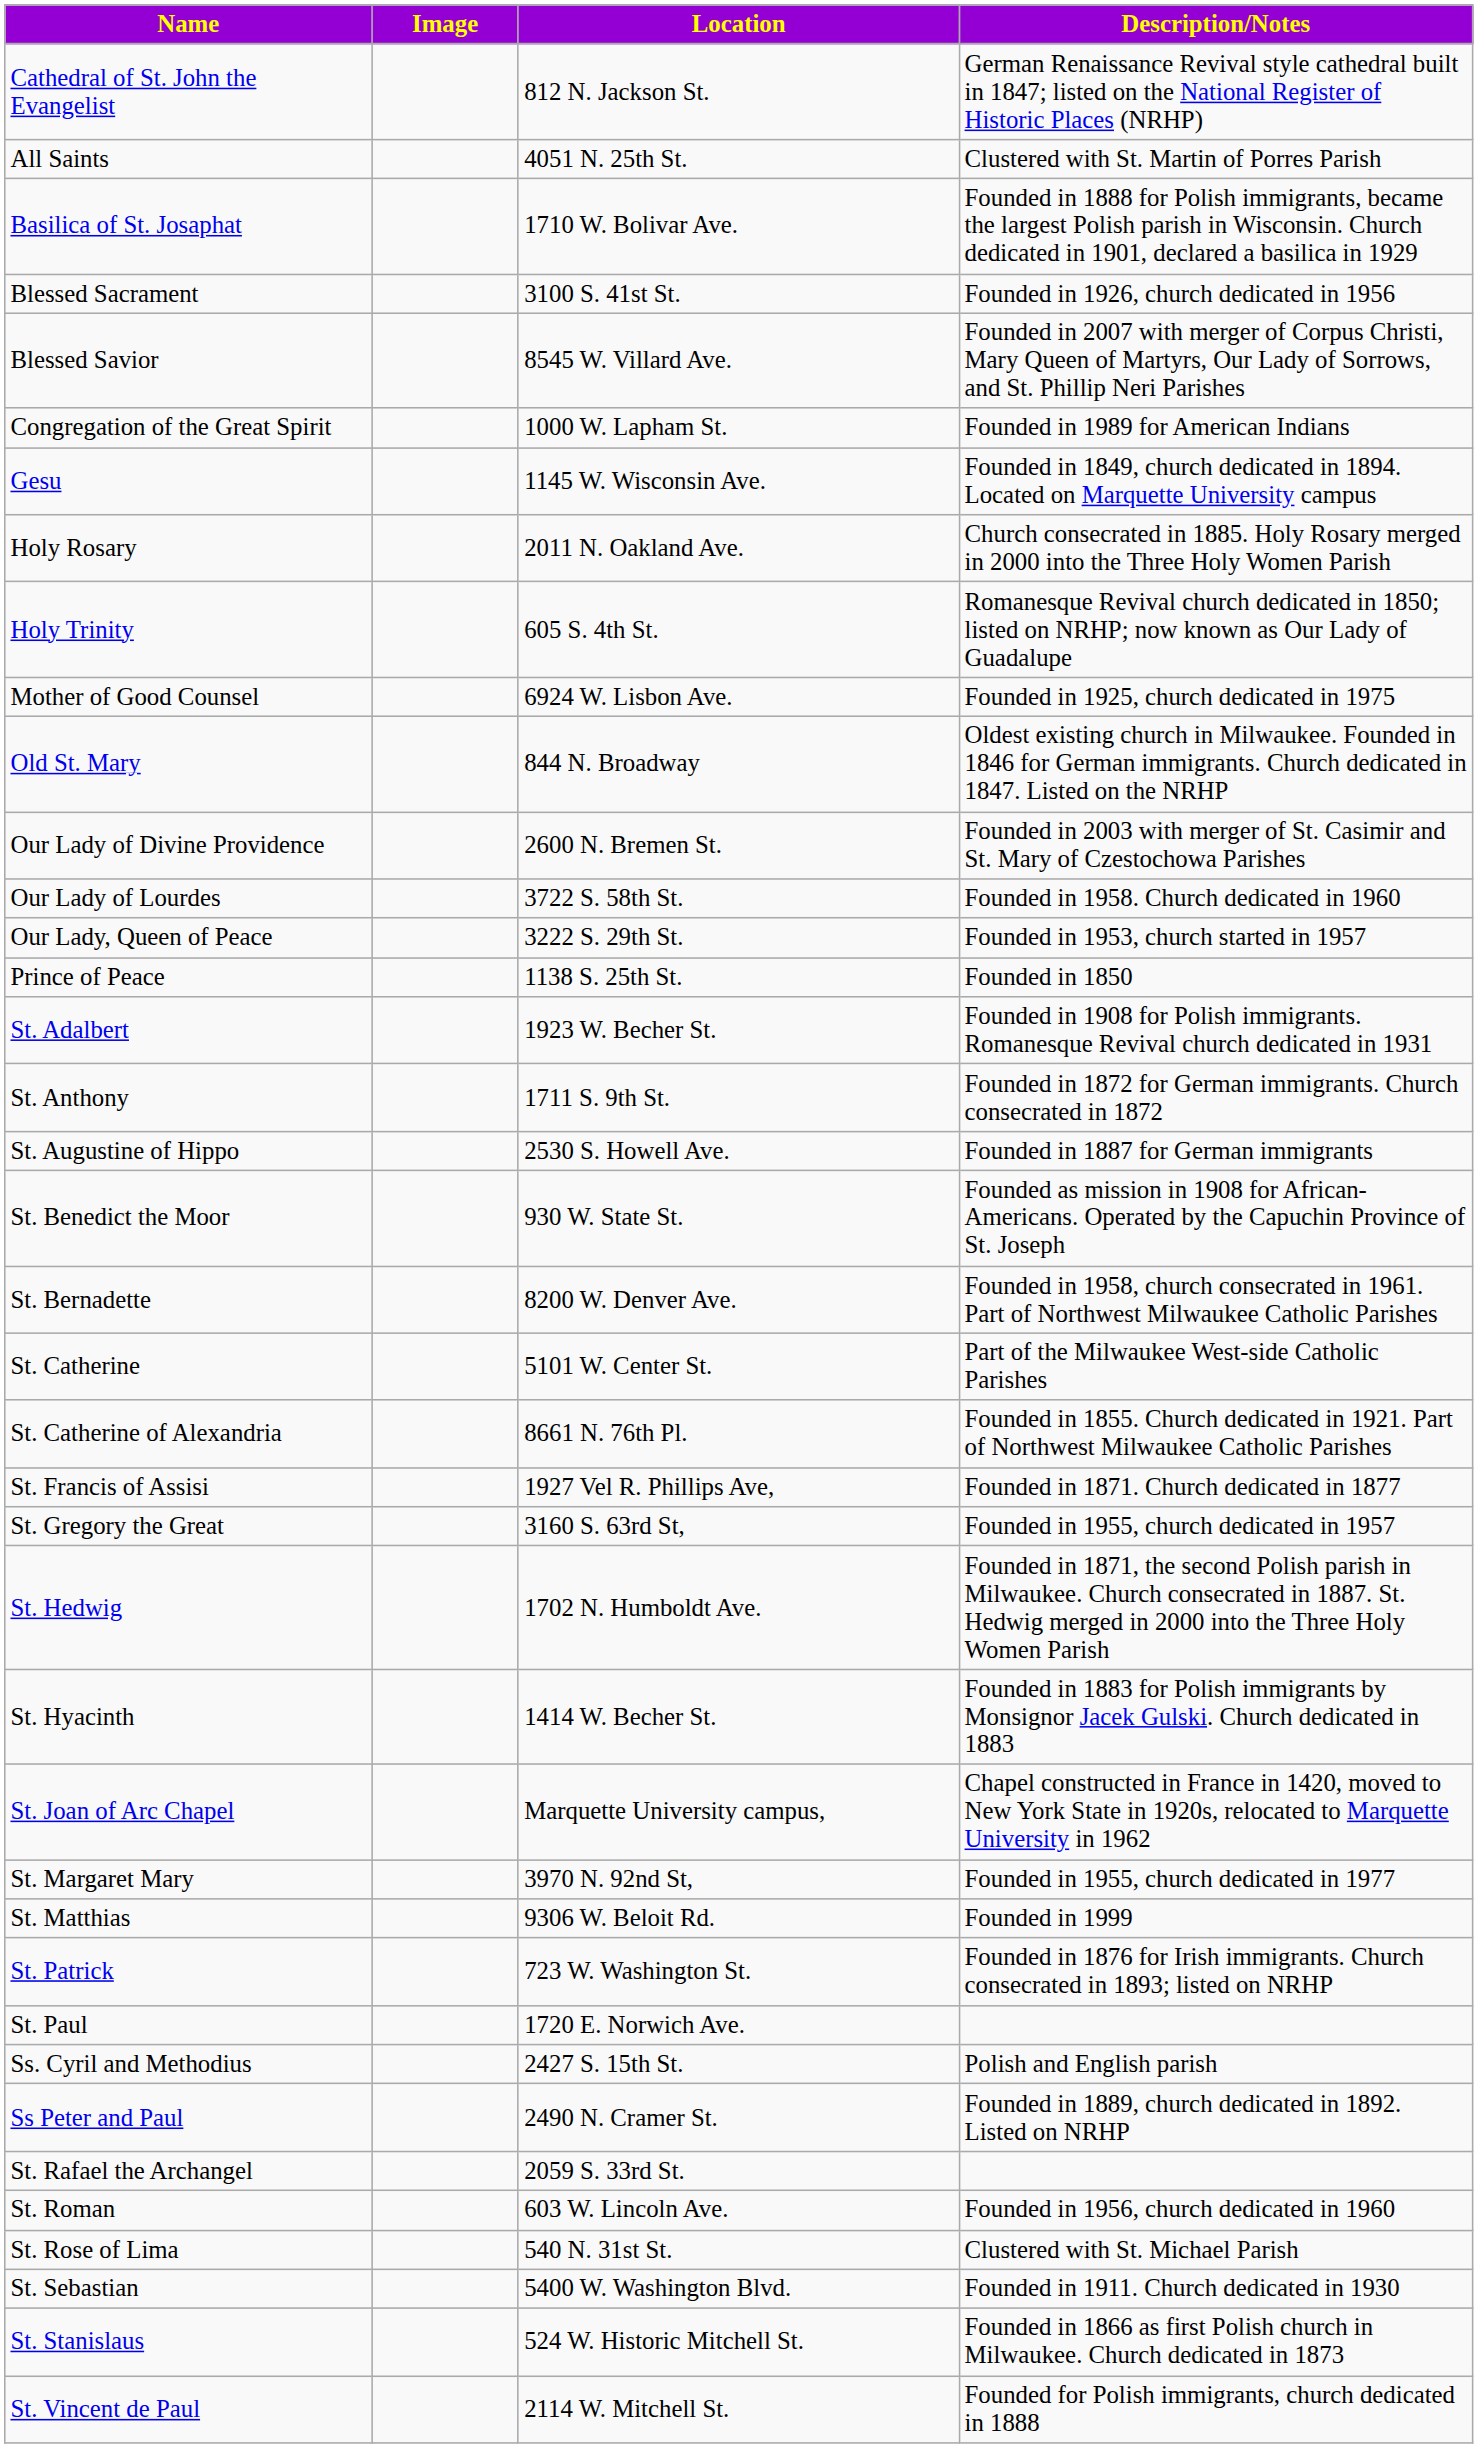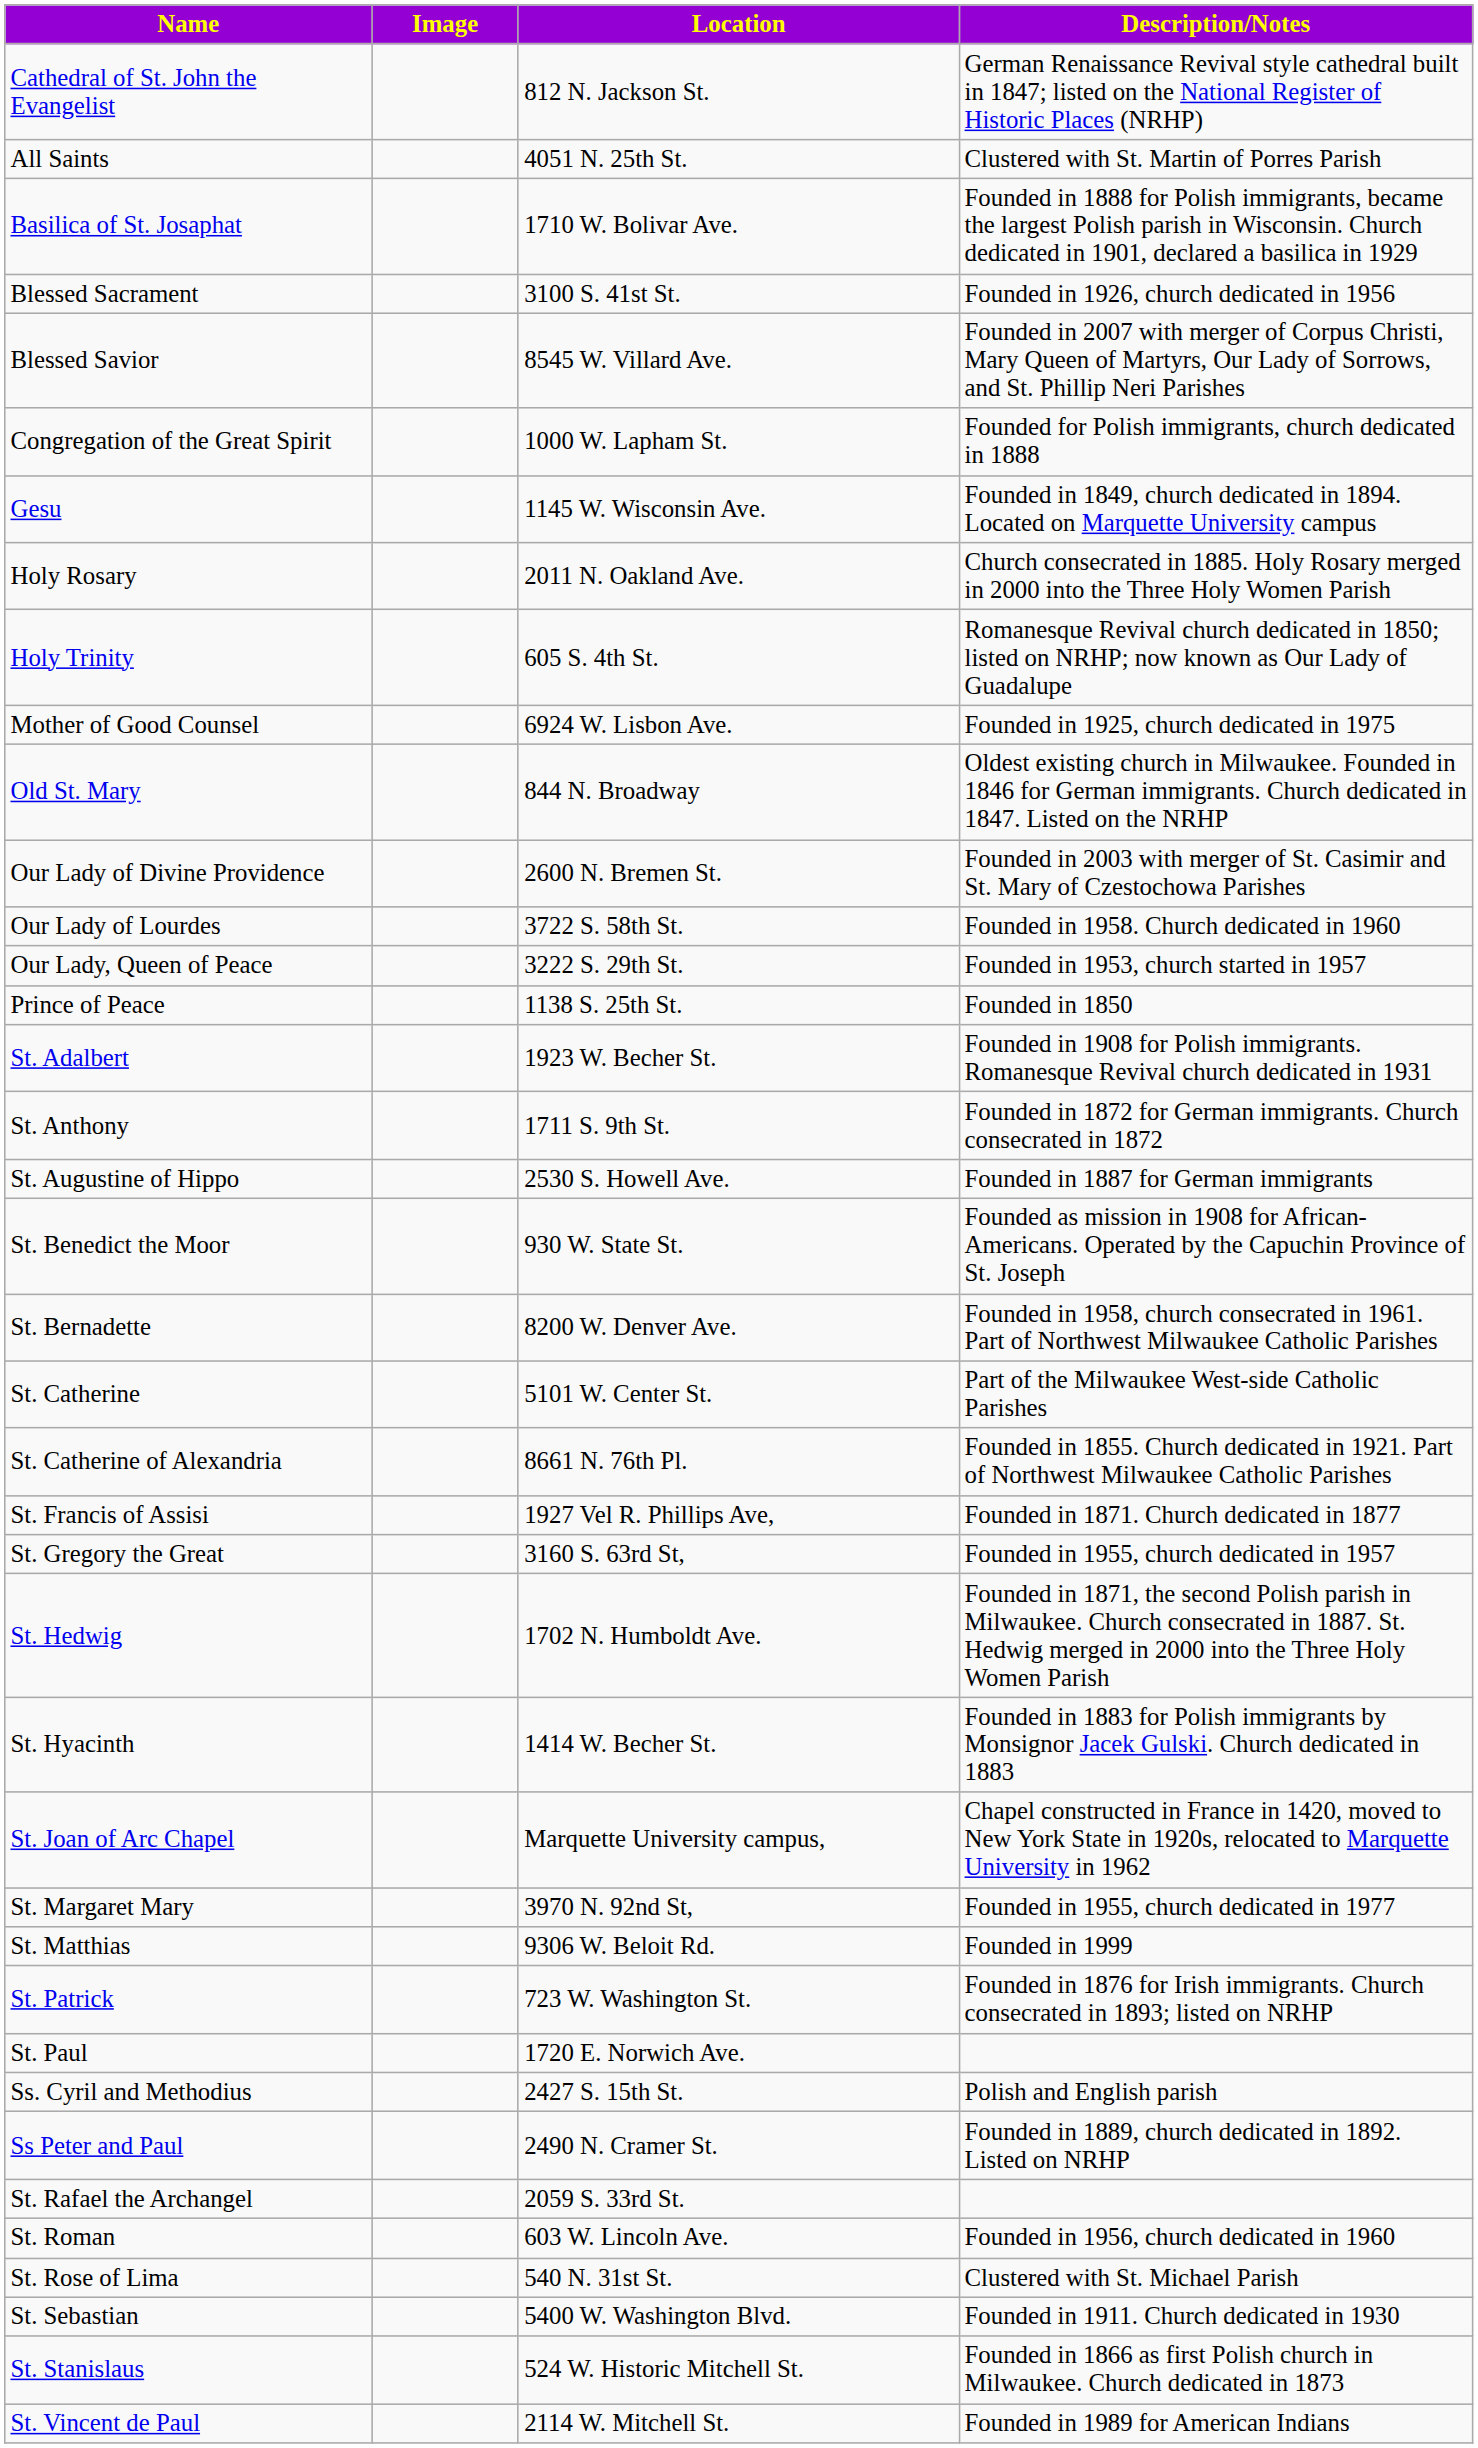(1157, 427) Founded in 1989 for American Indians -> (1210, 441) Founded for Polish immigrants, church dedicated in 1888
(1210, 2409) Founded for Polish immigrants, church dedicated in 1888 -> (1157, 2422) Founded in 1989 for American Indians
